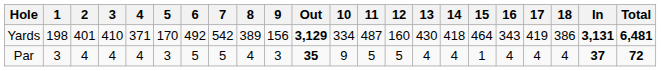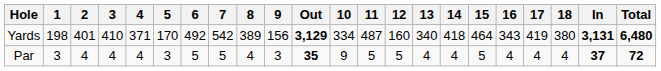(427, 35) 430 -> (427, 35) 340
(565, 35) 386 -> (565, 35) 380
(636, 35) 6,481 -> (636, 35) 6,480
(482, 55) 1 -> (482, 55) 5
